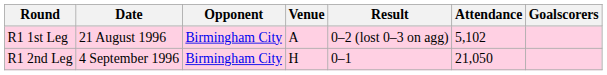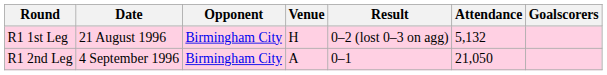(293, 37) A -> (293, 37) H
(471, 37) 5,102 -> (471, 37) 5,132
(293, 59) H -> (293, 59) A
